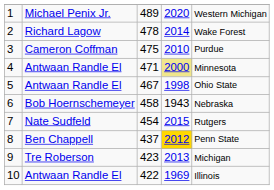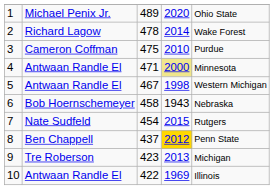(230, 13) Western Michigan -> (216, 13) Ohio State
(216, 85) Ohio State -> (230, 85) Western Michigan
